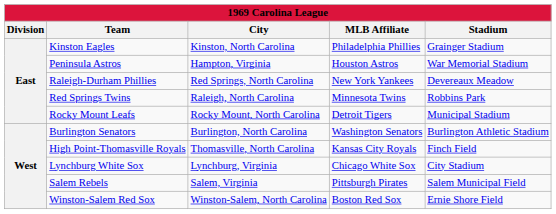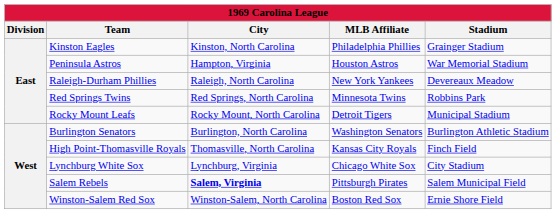(252, 81) Red Springs, North Carolina -> (242, 81) Raleigh, North Carolina
(242, 98) Raleigh, North Carolina -> (252, 98) Red Springs, North Carolina
(224, 183) normal -> (226, 183) bold
